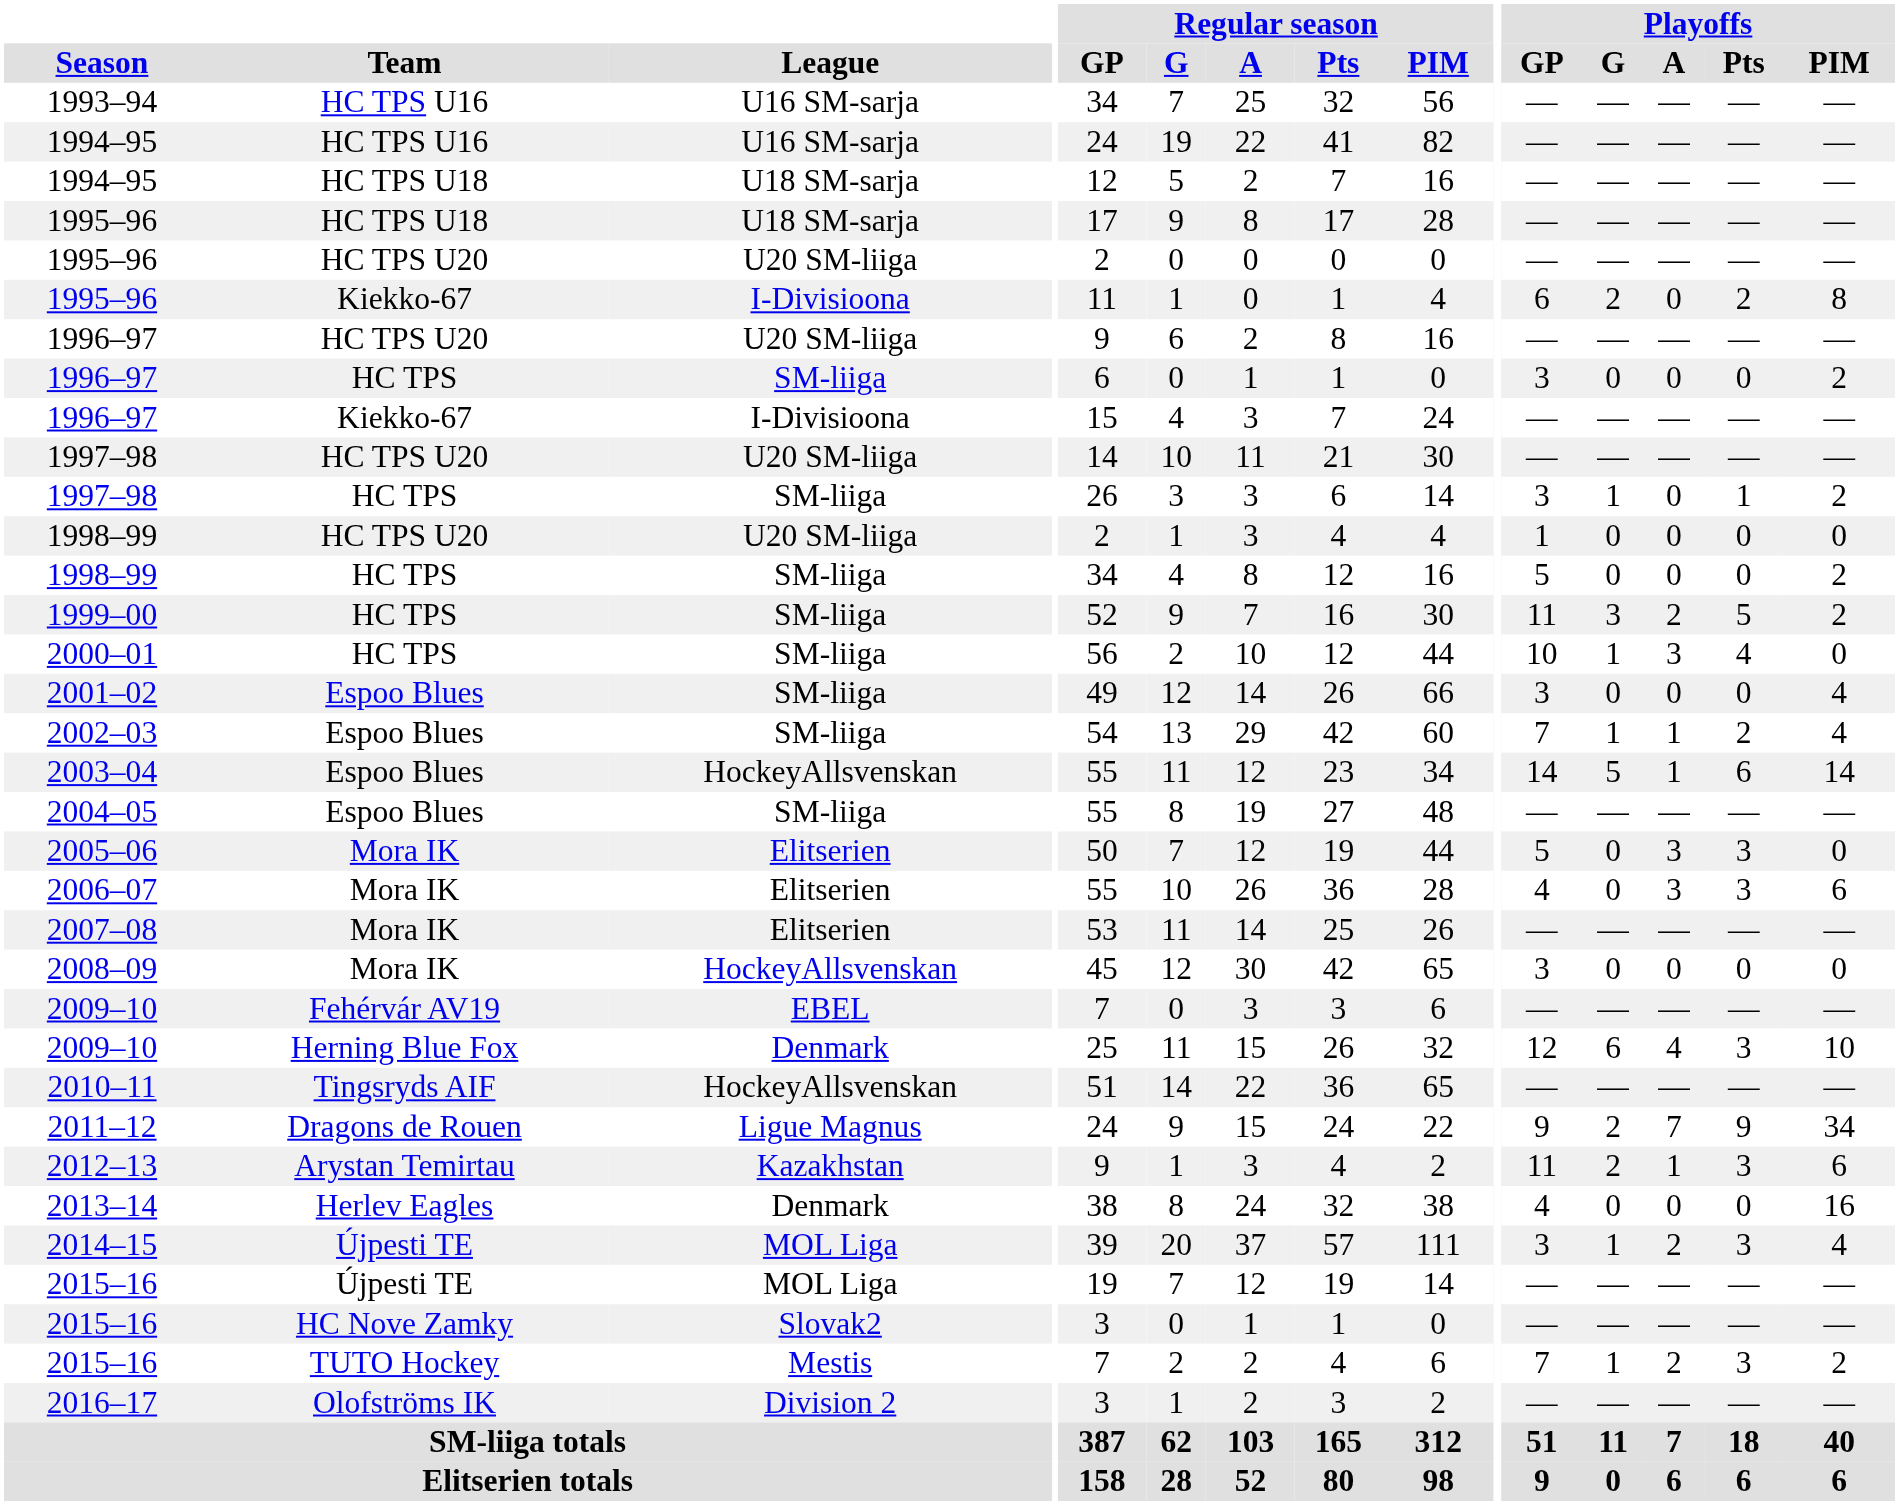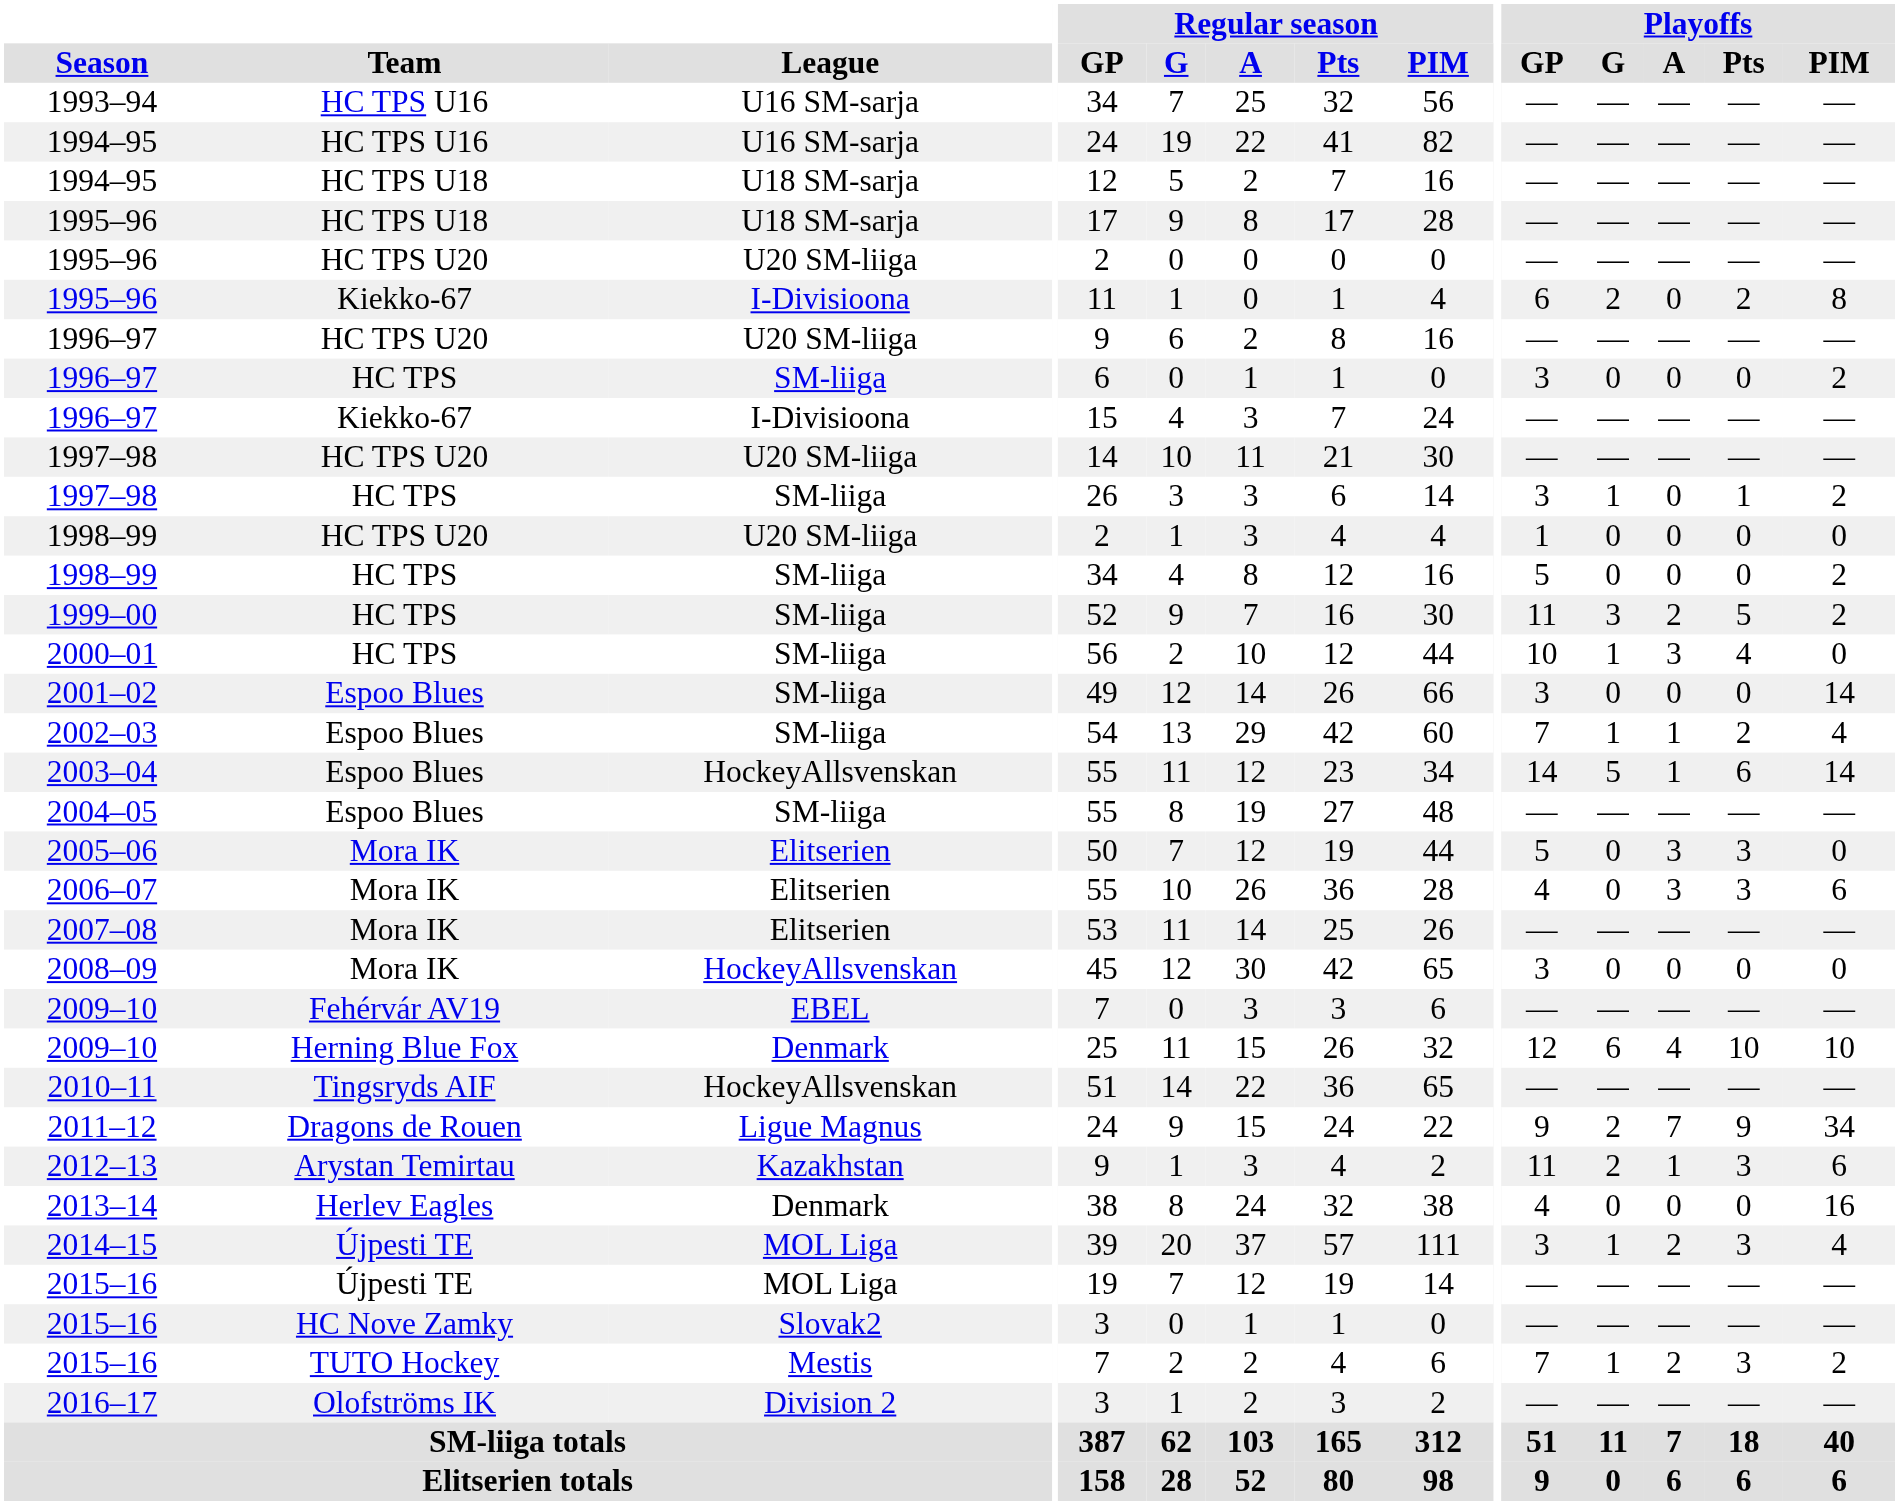(1839, 693) 4 -> (1839, 693) 14
(1744, 1047) 3 -> (1744, 1047) 10
